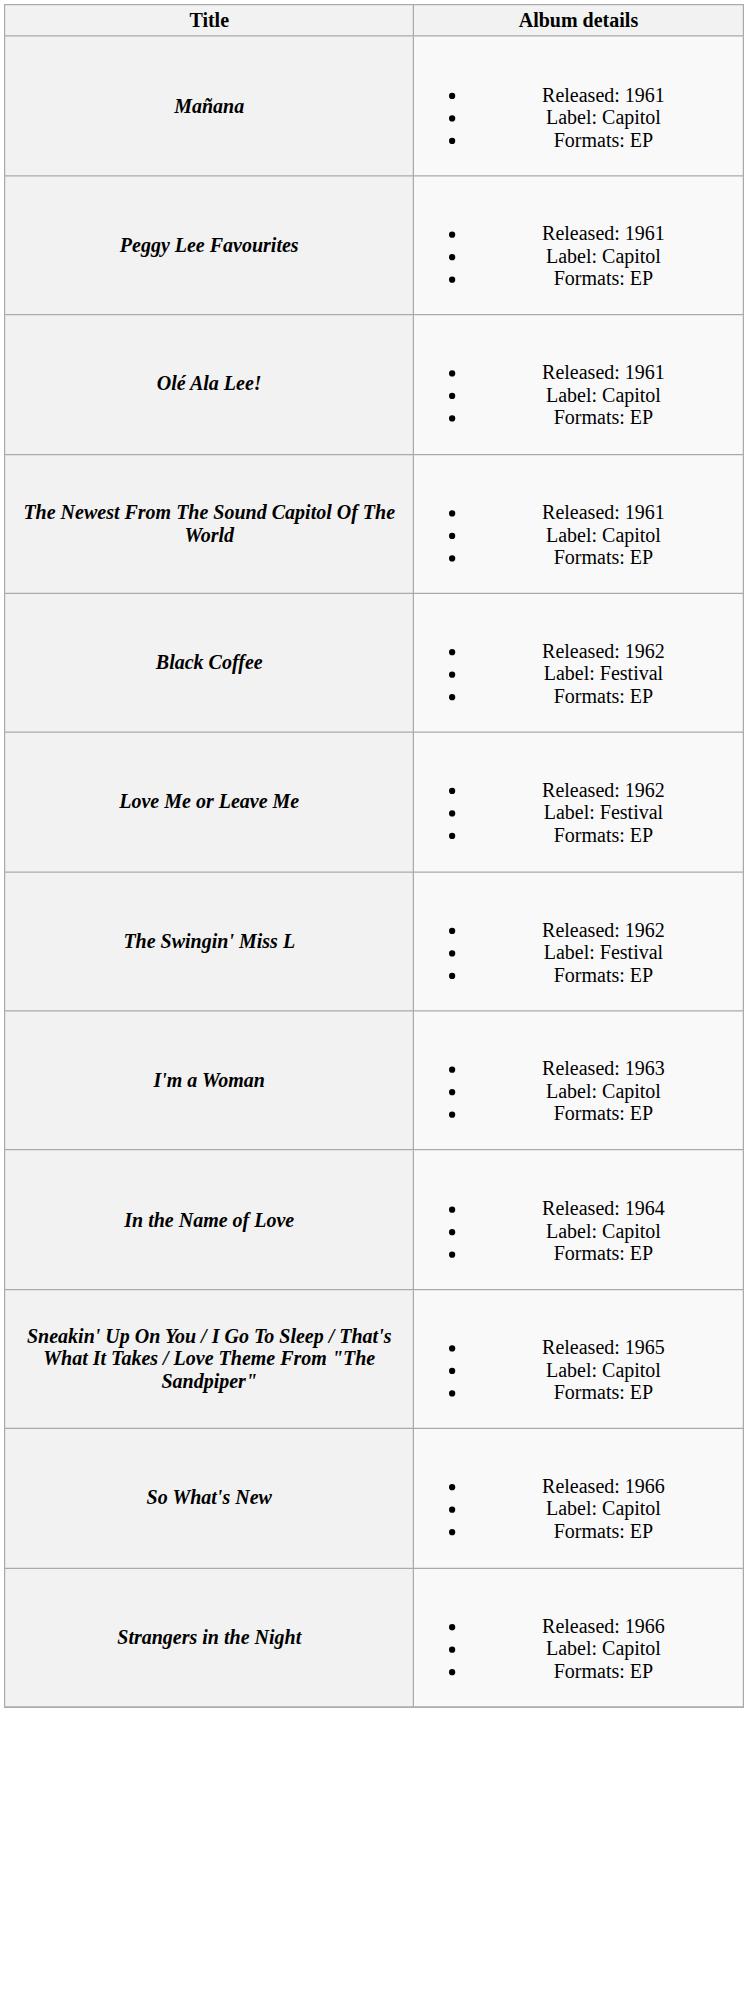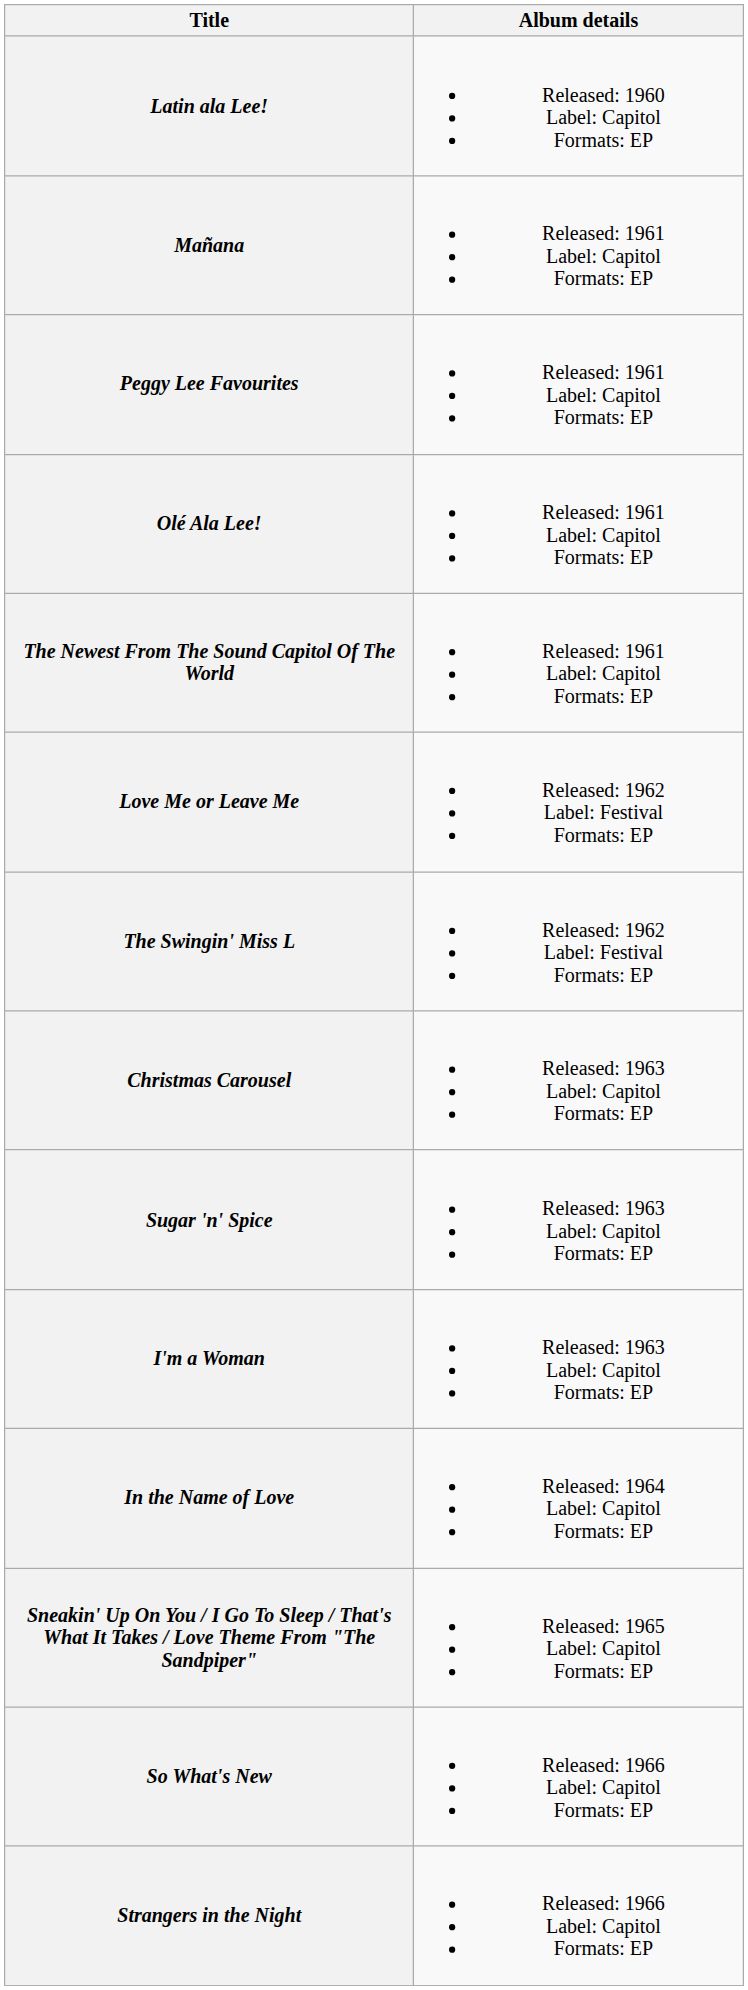+ row: (209, 105)
- row: (209, 662)
+ row: (209, 1080)
+ row: (209, 1219)
